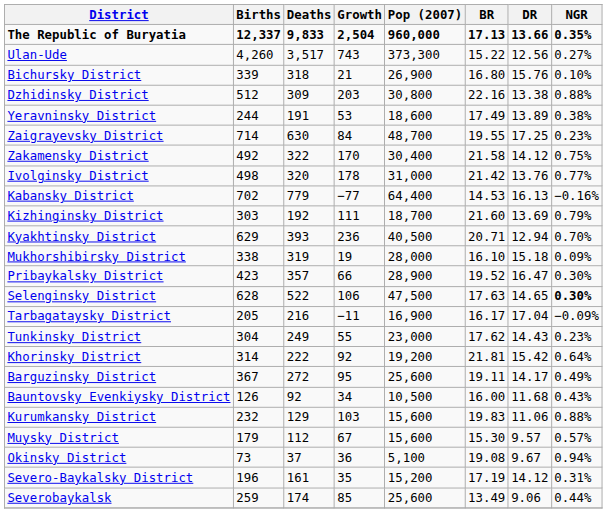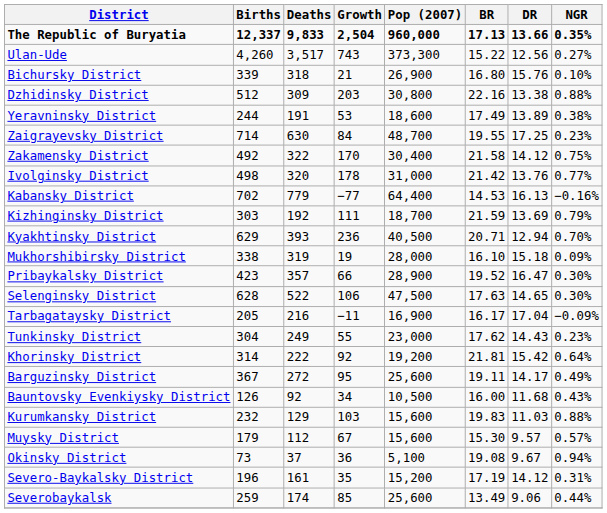(487, 216) 21.60 -> (487, 216) 21.59
(573, 296) bold -> (573, 296) normal
(530, 417) 11.06 -> (530, 417) 11.03
